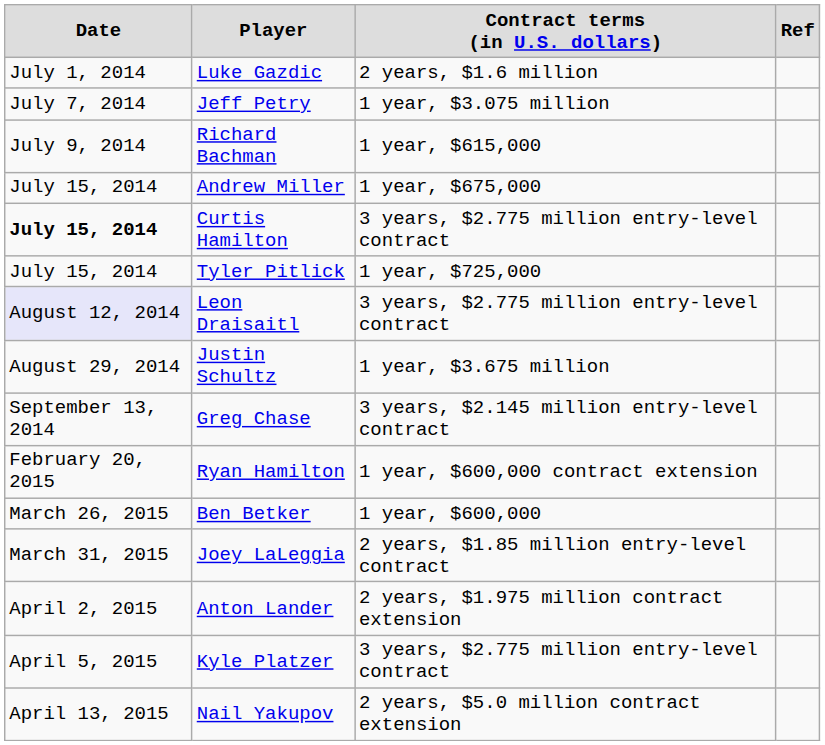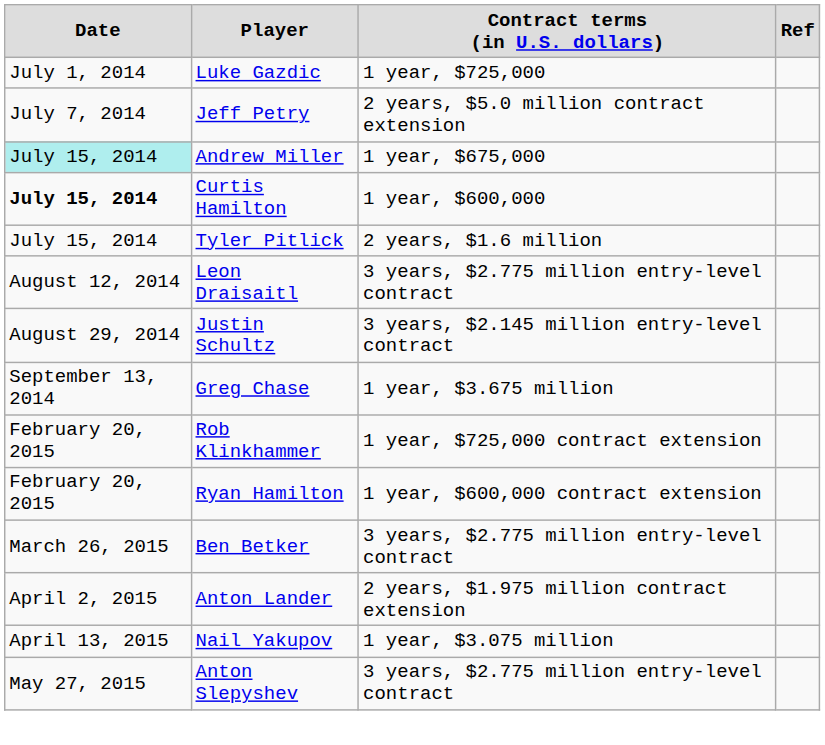(479, 73) 2 years, $1.6 million -> (454, 73) 1 year, $725,000
(484, 104) 1 year, $3.075 million -> (534, 115) 2 years, $5.0 million contract extension
- row: (237, 146)
(83, 188) no background -> (83, 157) paleturquoise background
(558, 230) 3 years, $2.775 million entry-level contract -> (454, 199) 1 year, $600,000
(450, 271) 1 year, $725,000 -> (483, 241) 2 years, $1.6 million
(95, 313) lavender background -> (95, 282) no background
(484, 366) 1 year, $3.675 million -> (562, 335) 3 years, $2.145 million entry-level contract
(558, 419) 3 years, $2.145 million entry-level contract -> (488, 388) 1 year, $3.675 million
+ row: (258, 441)
(450, 514) 1 year, $600,000 -> (562, 547) 3 years, $2.775 million entry-level contract
- row: (271, 556)
- row: (265, 661)
(530, 714) 2 years, $5.0 million contract extension -> (488, 641) 1 year, $3.075 million
+ row: (247, 683)
